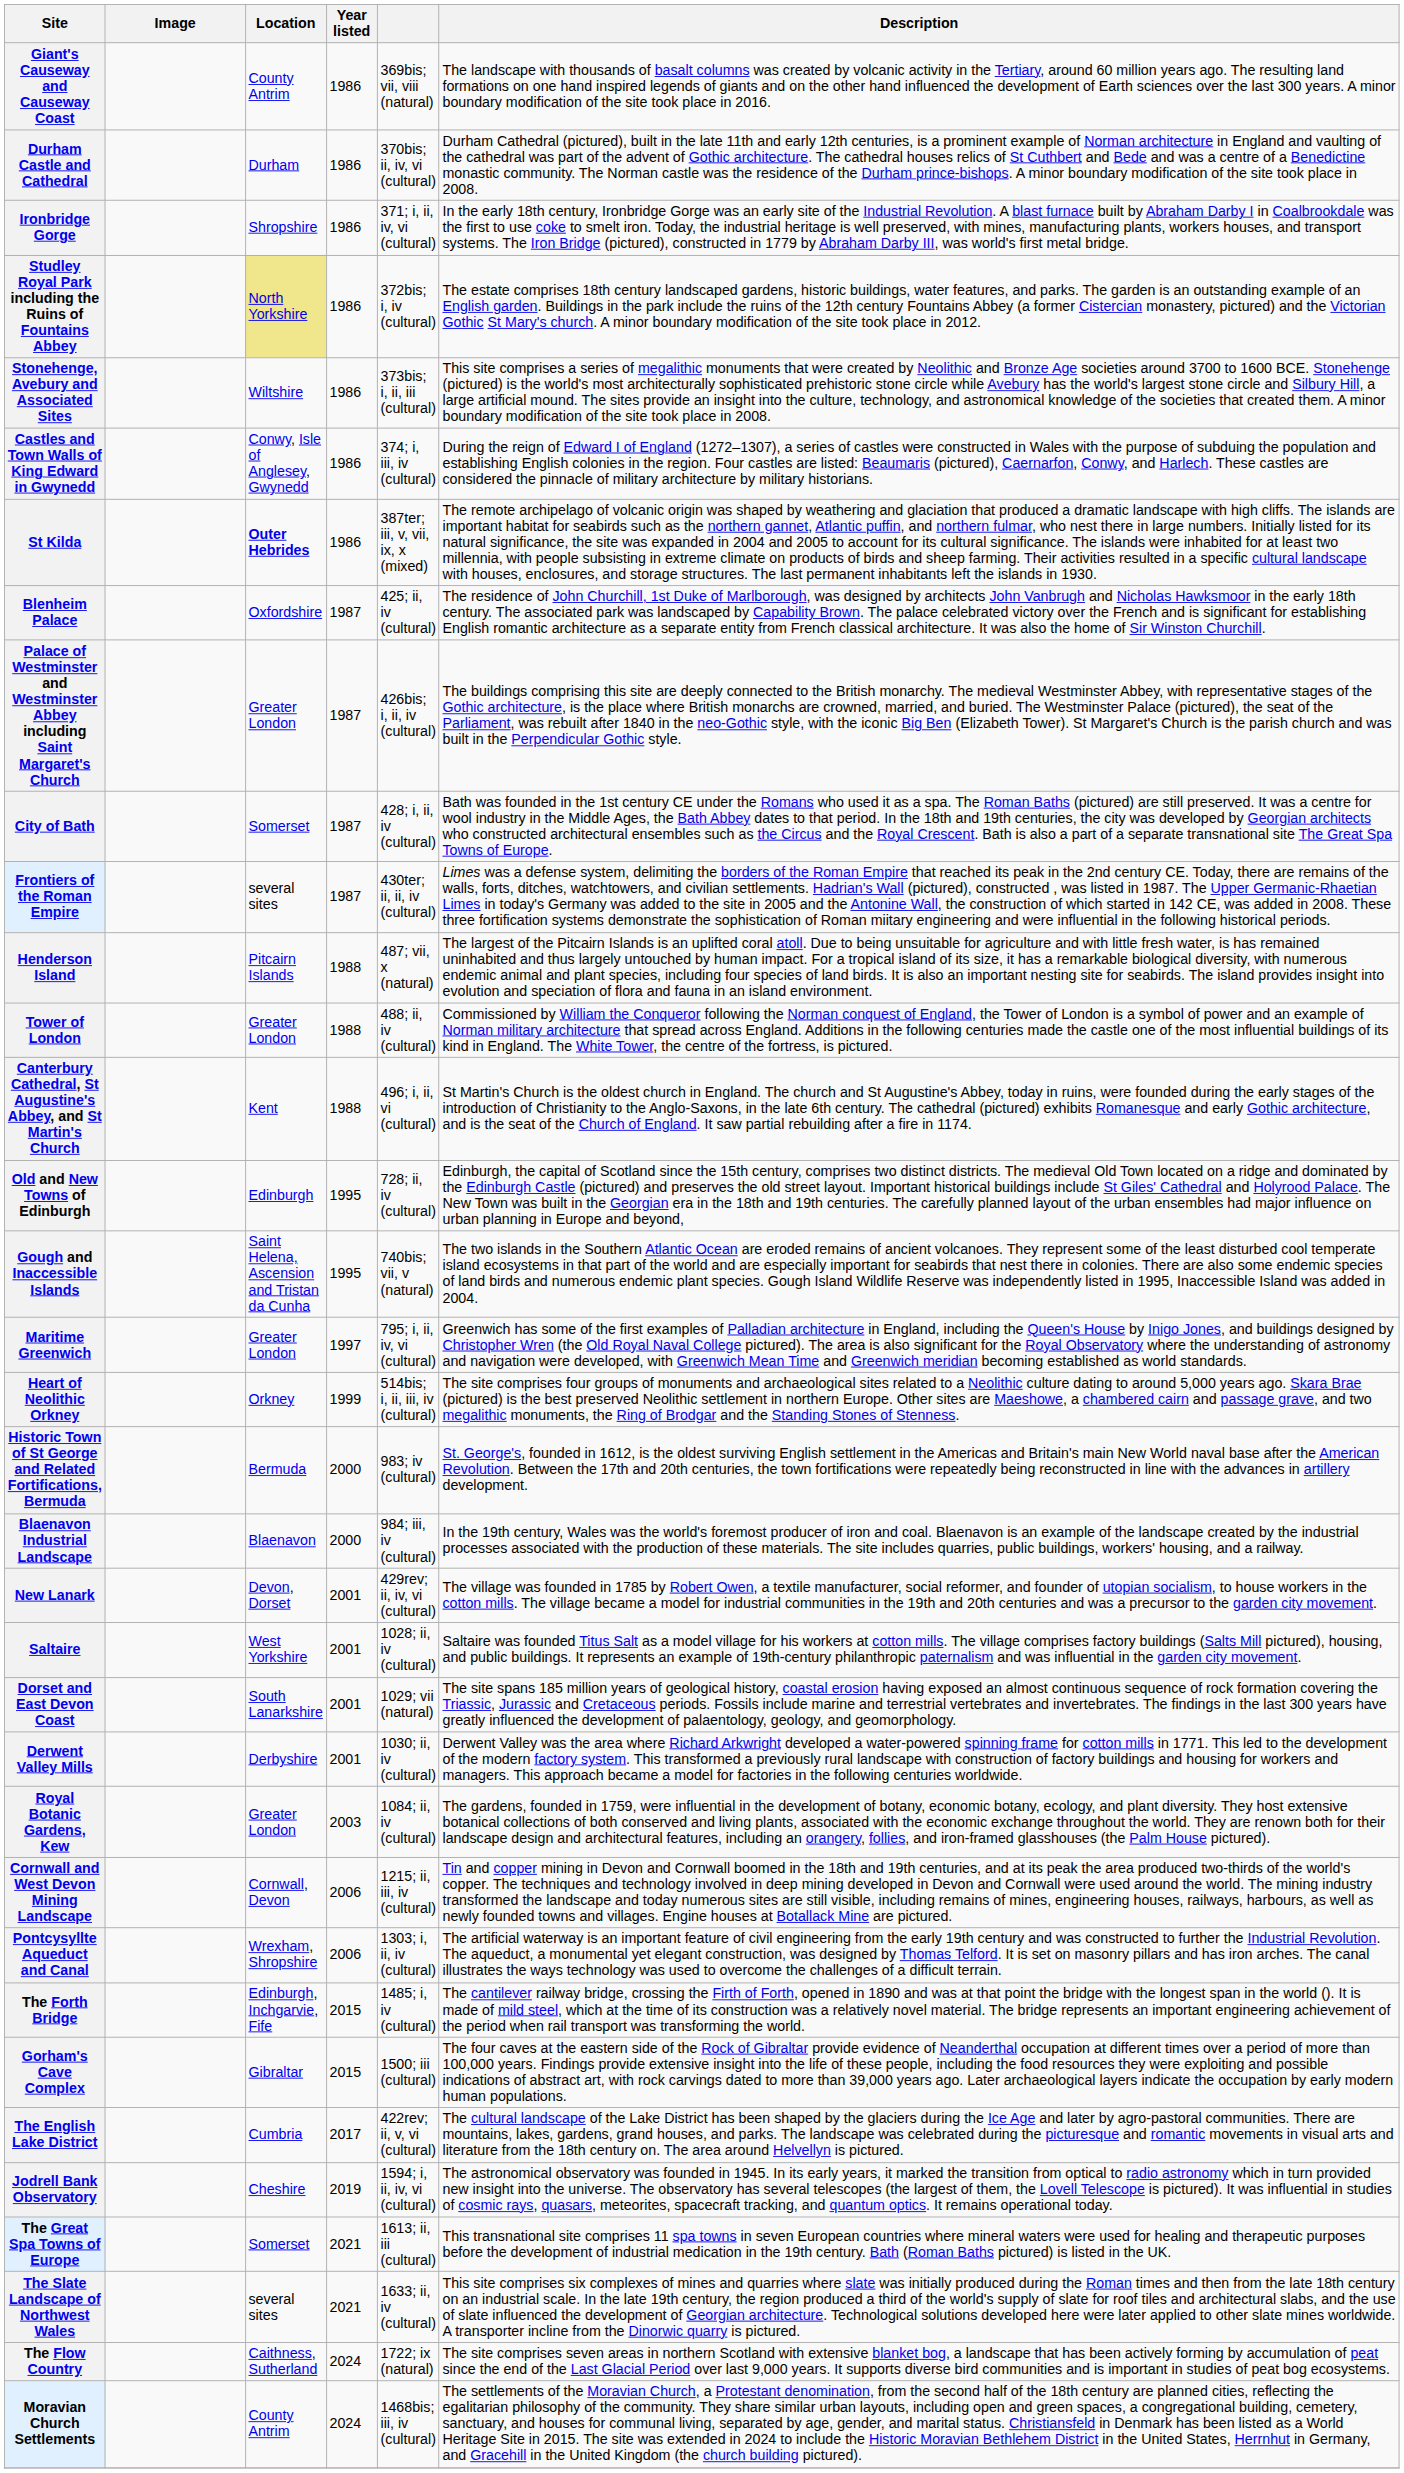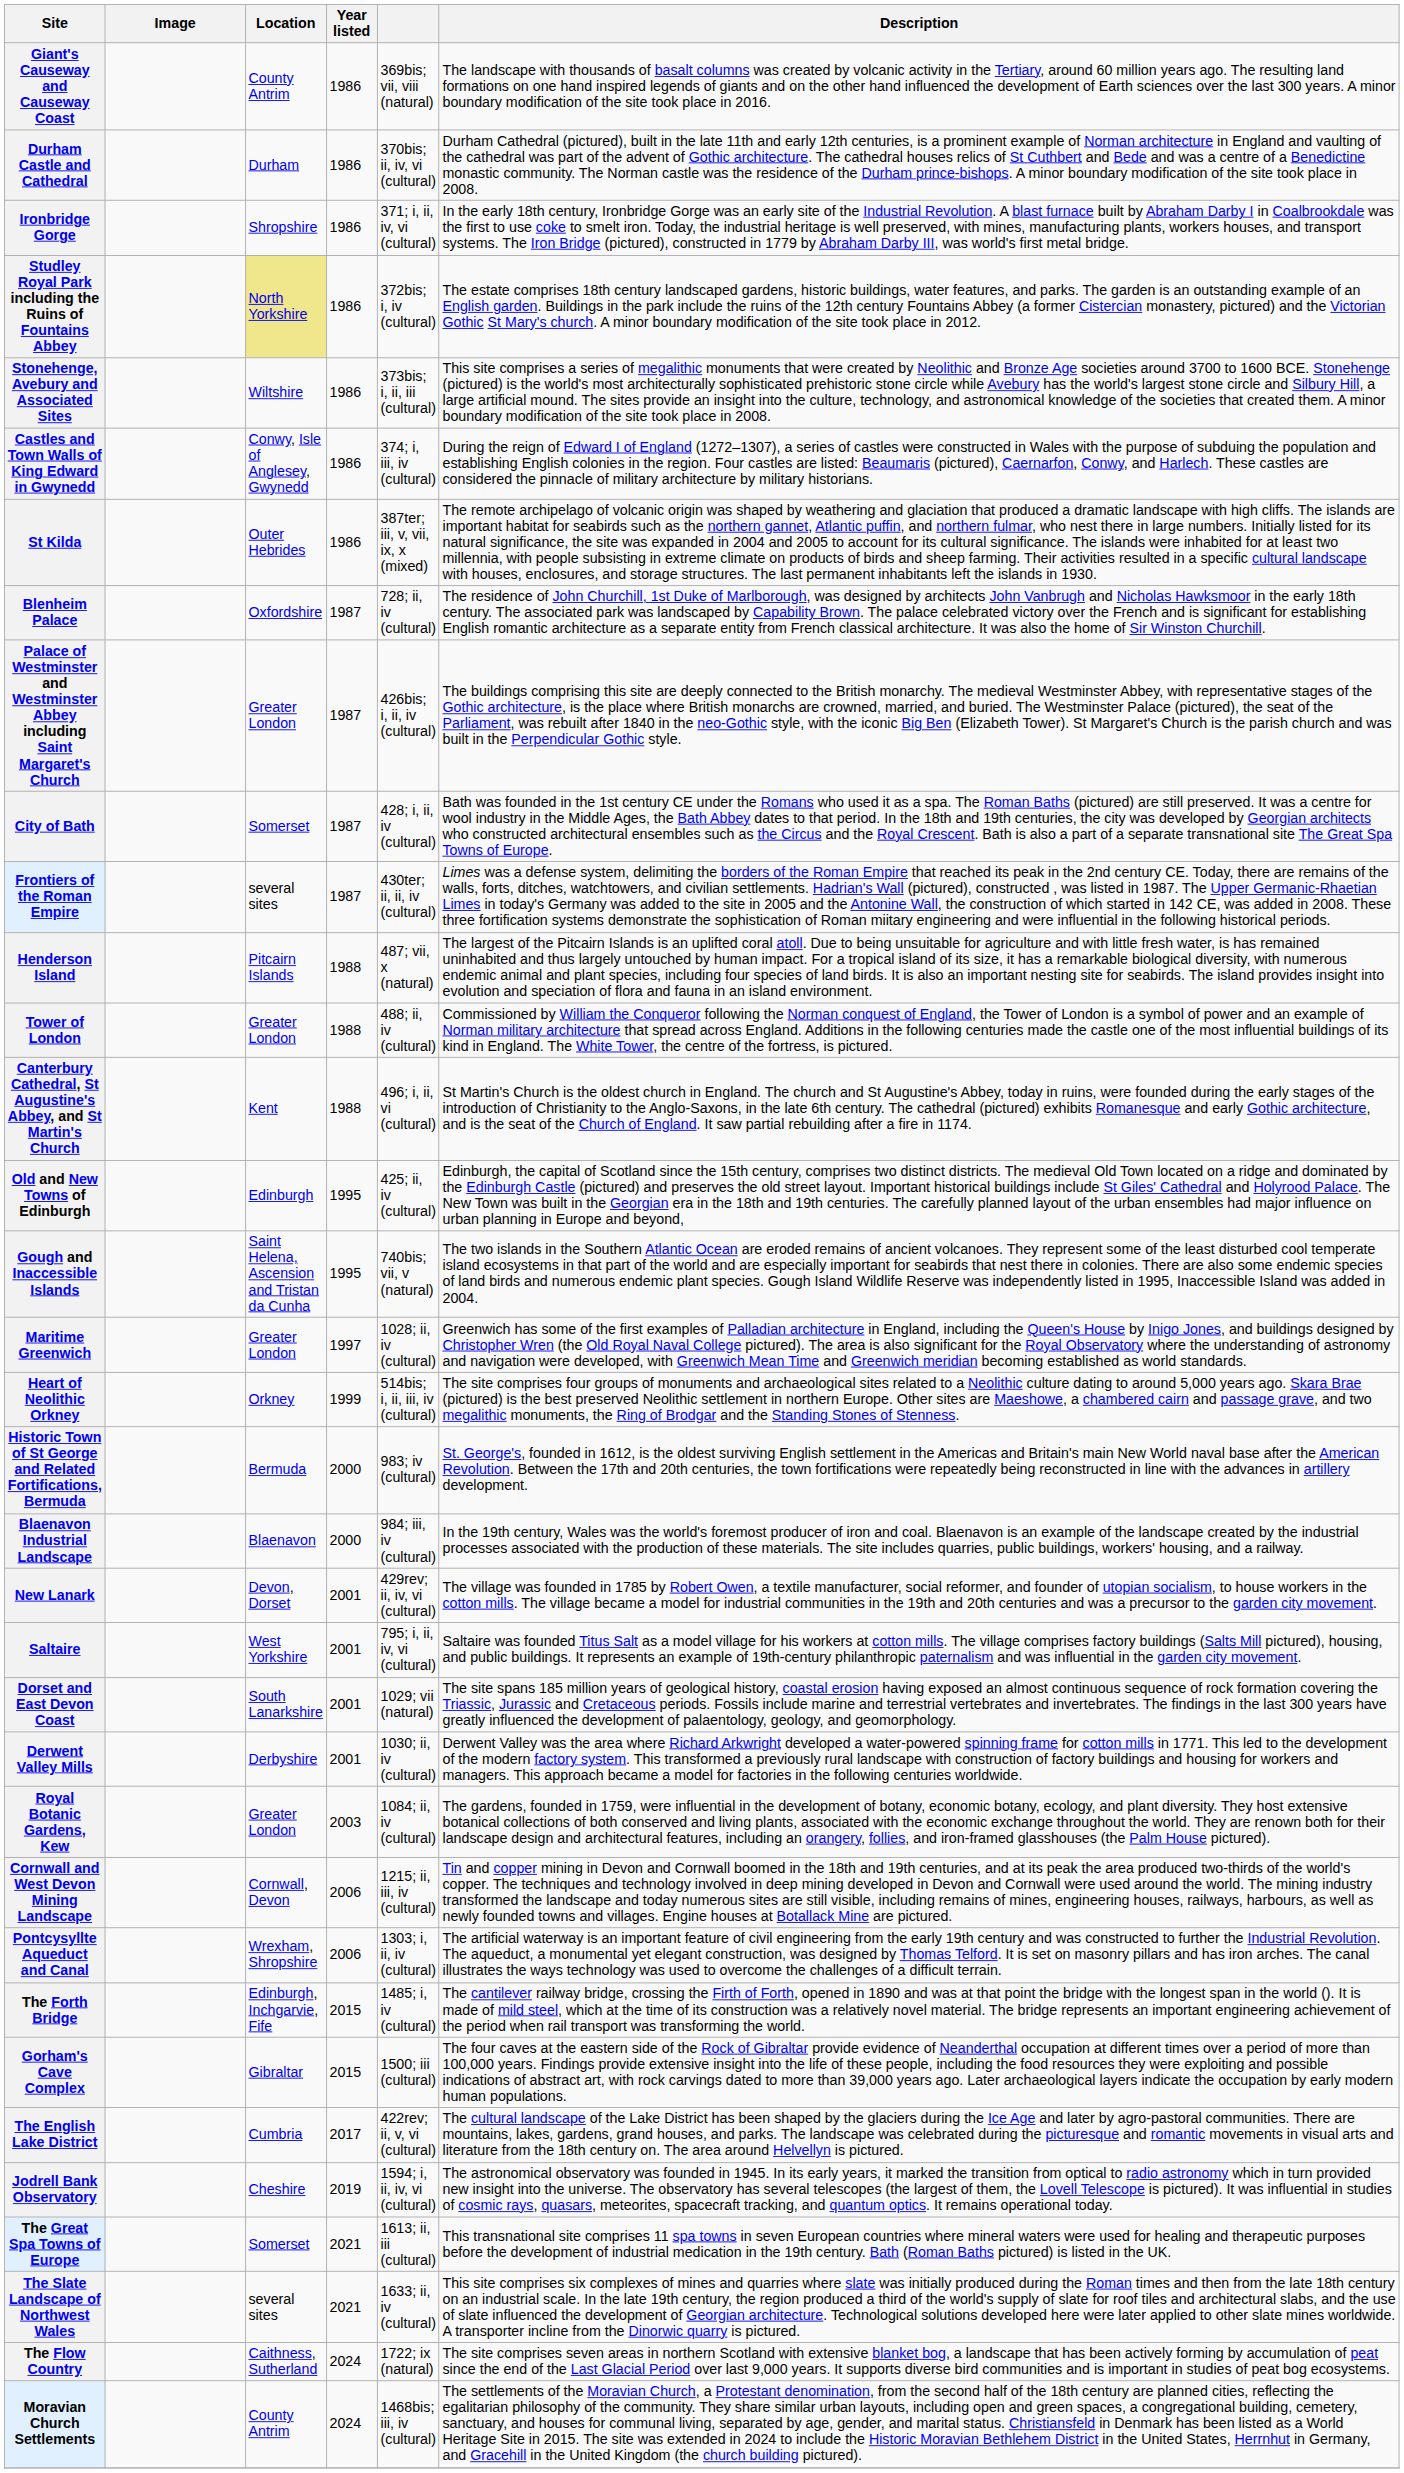(279, 542) bold -> (277, 542) normal
(408, 612) 425; ii, iv (cultural) -> (408, 612) 728; ii, iv (cultural)
(408, 1195) 728; ii, iv (cultural) -> (408, 1195) 425; ii, iv (cultural)
(408, 1344) 795; i, ii, iv, vi (cultural) -> (408, 1344) 1028; ii, iv (cultural)
(408, 1650) 1028; ii, iv (cultural) -> (408, 1650) 795; i, ii, iv, vi (cultural)
